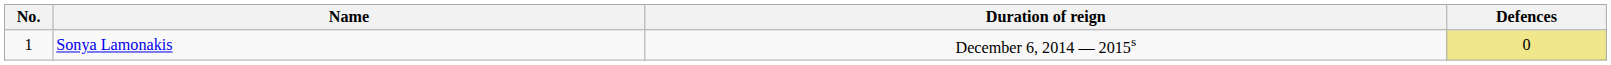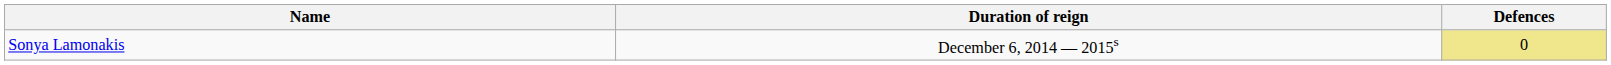- column: (29, 17)
